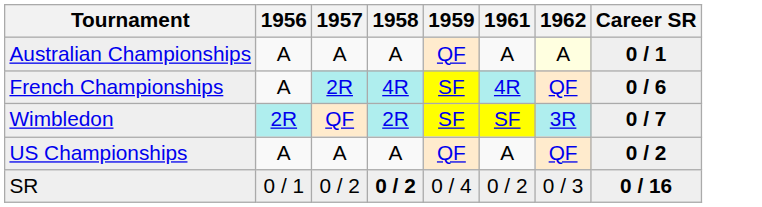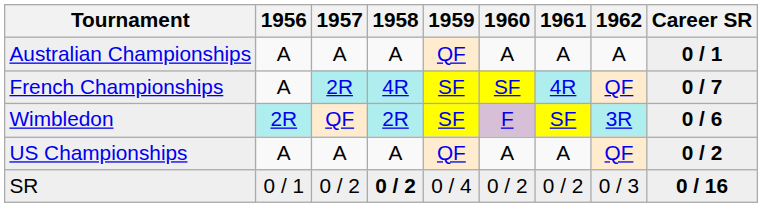+ column: (507, 20)
(563, 53) lightyellow background -> (619, 53) no background
(646, 86) 0 / 6 -> (702, 86) 0 / 7
(646, 119) 0 / 7 -> (702, 119) 0 / 6
